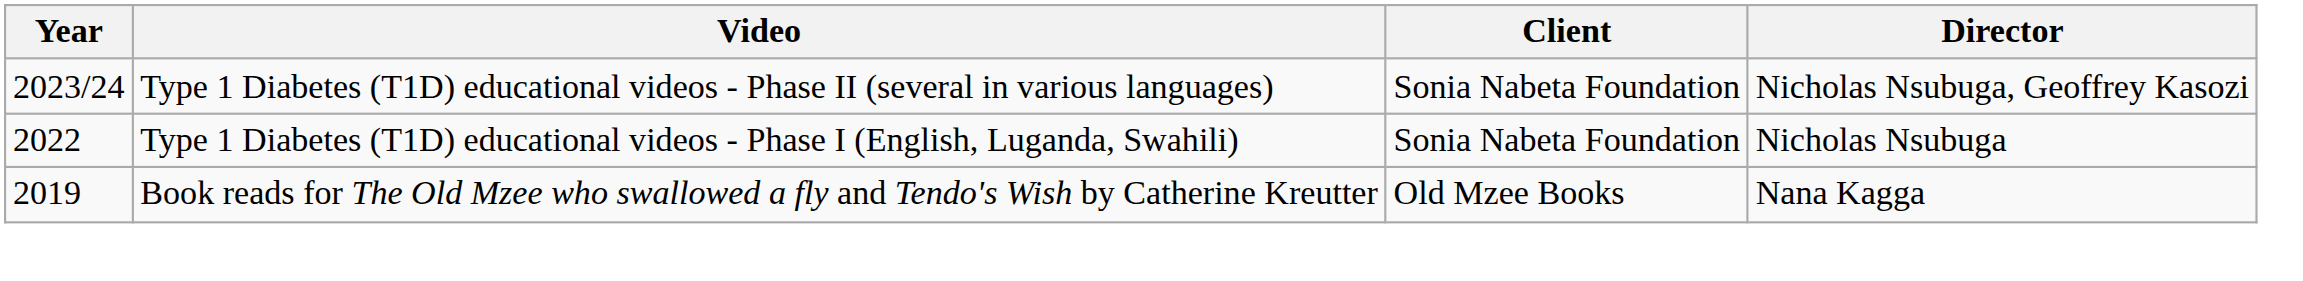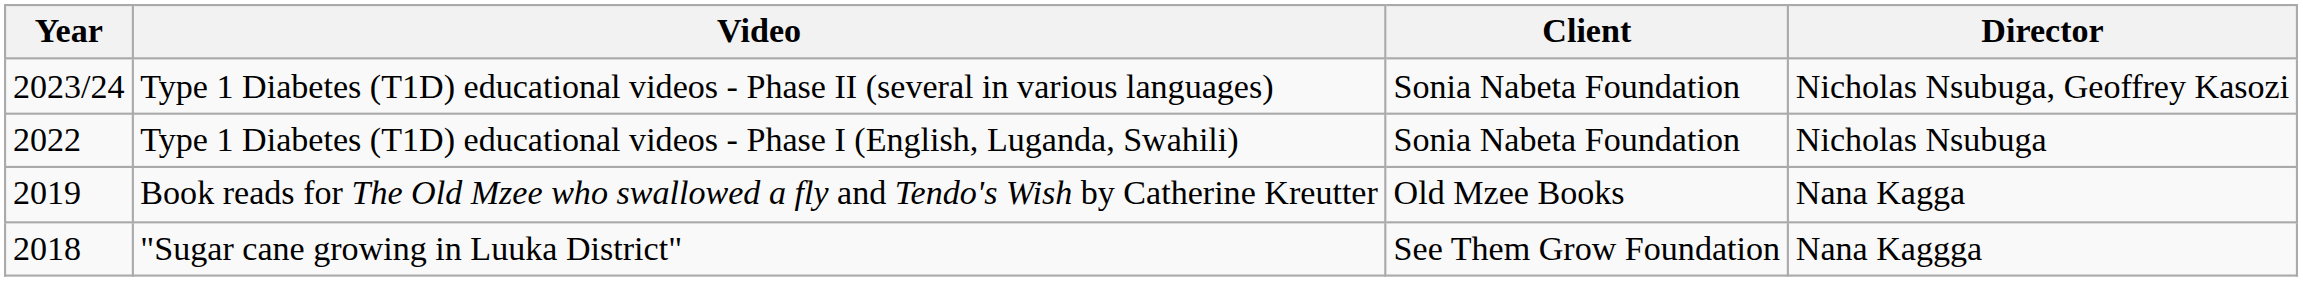+ row: (411, 247)
